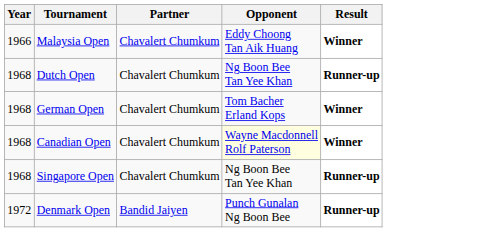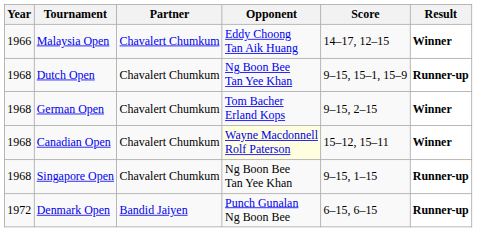+ column: (365, 14)
